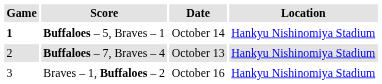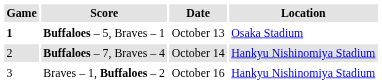(198, 33) October 14 -> (198, 33) October 13
(303, 33) Hankyu Nishinomiya Stadium -> (267, 33) Osaka Stadium
(198, 53) October 13 -> (198, 53) October 14
